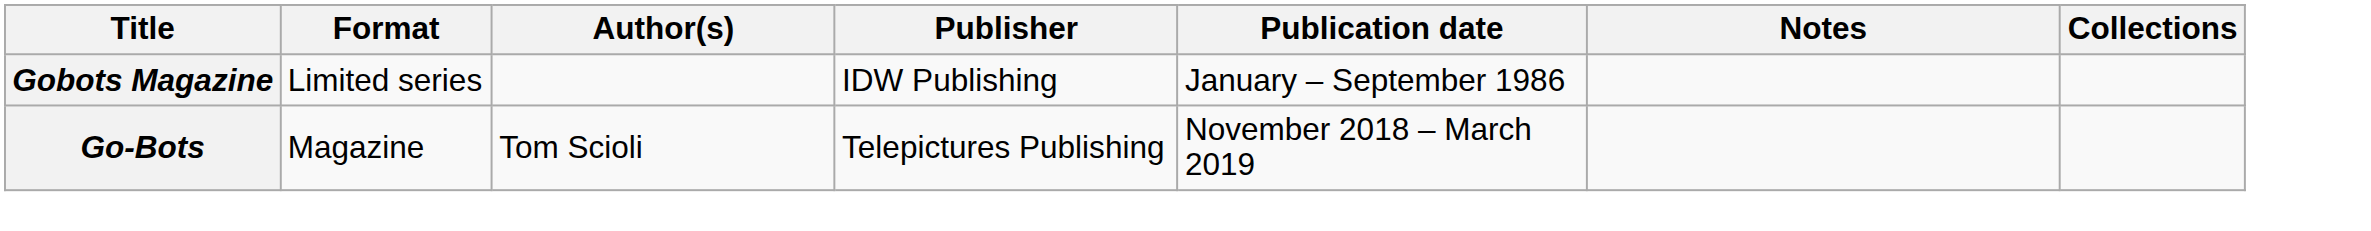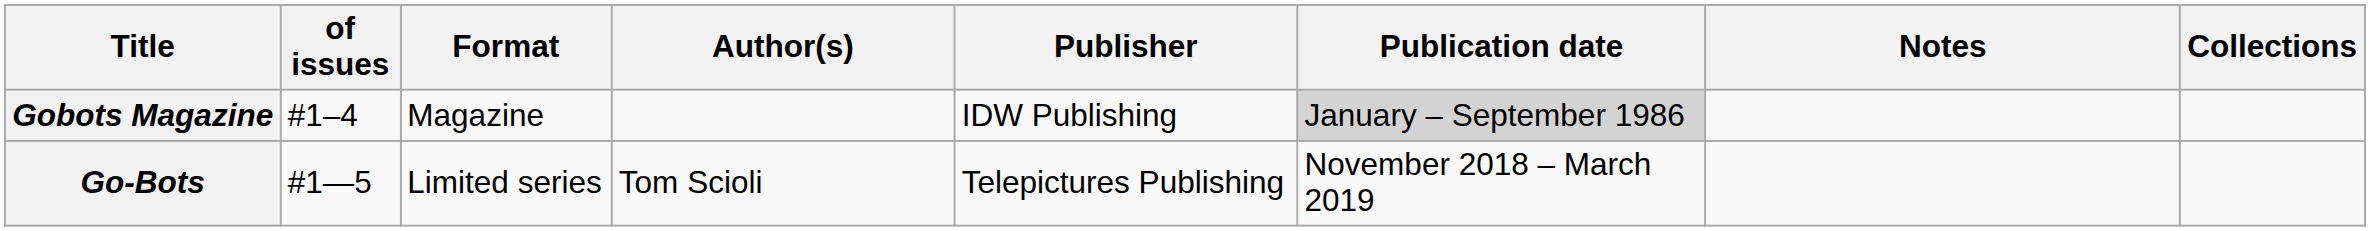+ column: (340, 47)
(385, 79) Limited series -> (476, 114) Magazine
(1375, 79) no background -> (1495, 114) lightgrey background
(356, 147) Magazine -> (505, 182) Limited series
